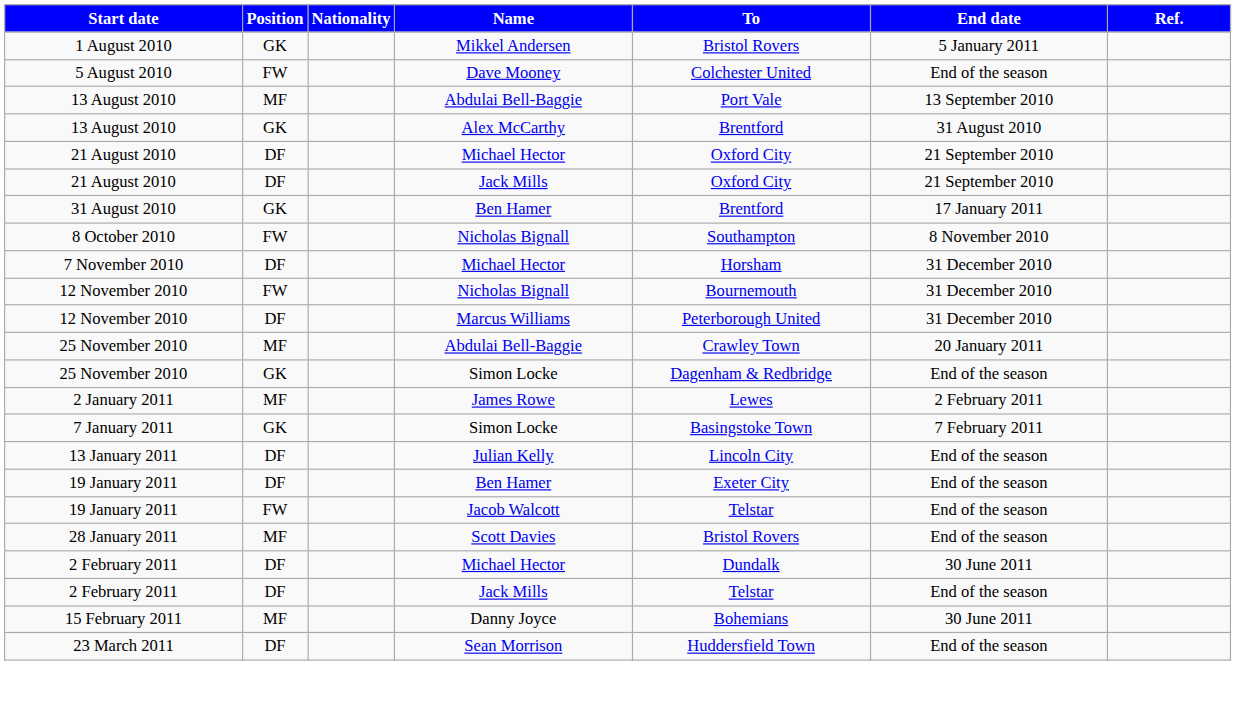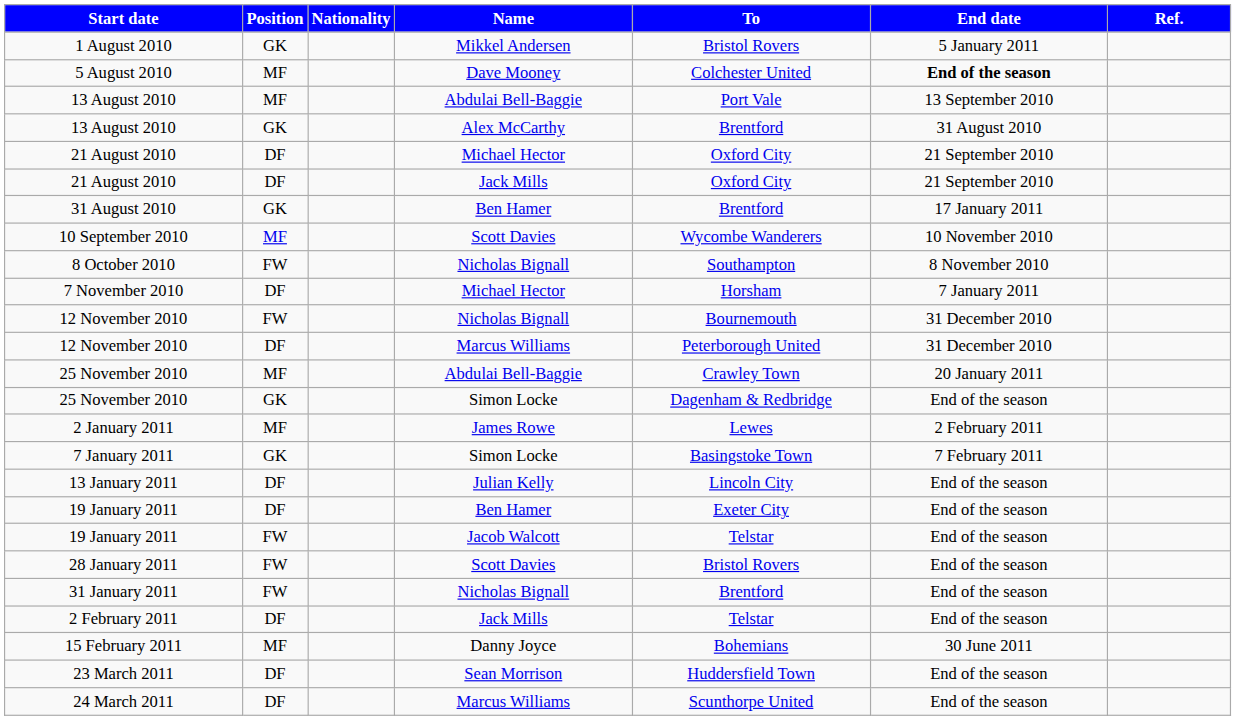(275, 73) FW -> (275, 73) MF
(989, 73) normal -> (989, 73) bold
+ row: (123, 237)
(989, 264) 31 December 2010 -> (989, 291) 7 January 2011
(275, 537) MF -> (275, 564) FW
+ row: (123, 592)
- row: (123, 564)
+ row: (123, 701)
